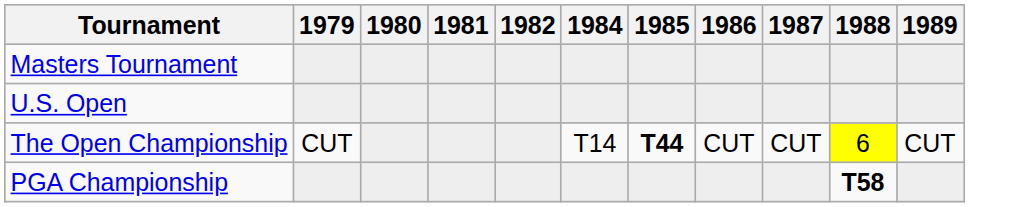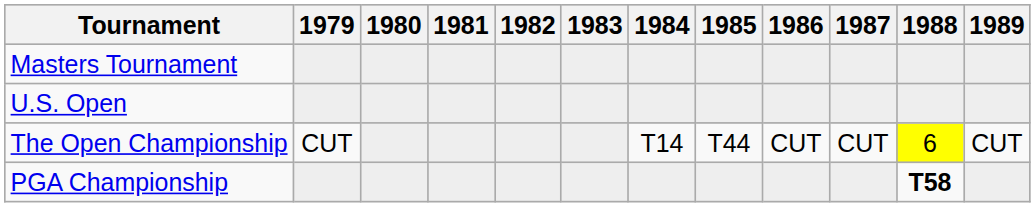+ column: (595, 25)
(662, 143) bold -> (729, 143) normal
